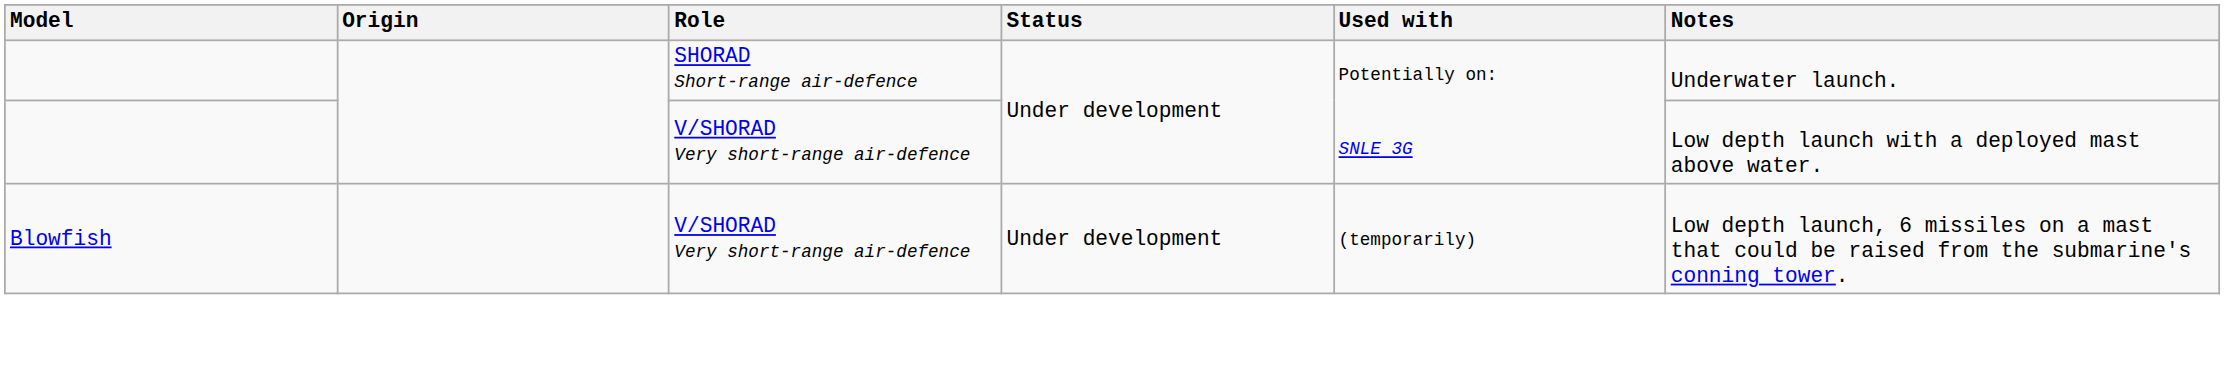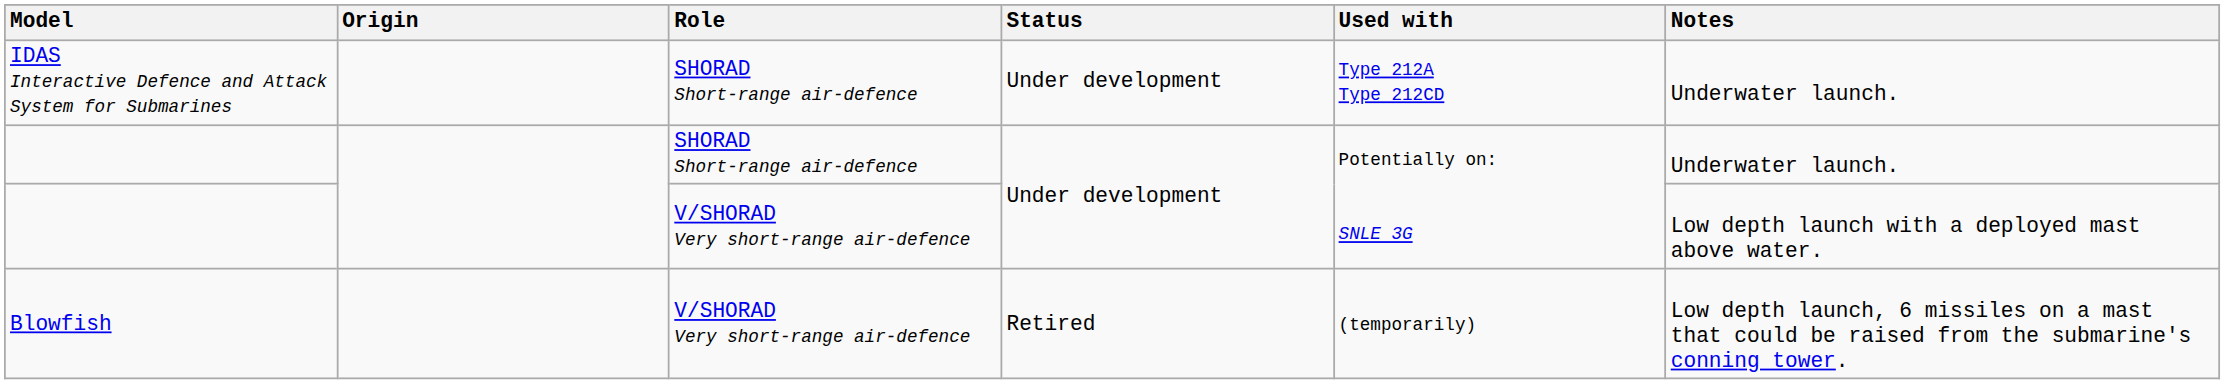+ row: (169, 81)
(1114, 239) Under development -> (1051, 323) Retired
